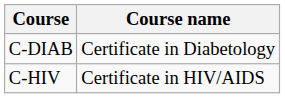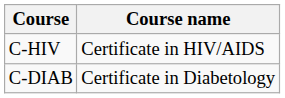rows swapped: (41, 48) <-> (35, 78)
